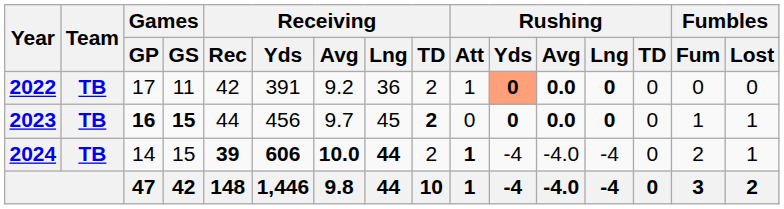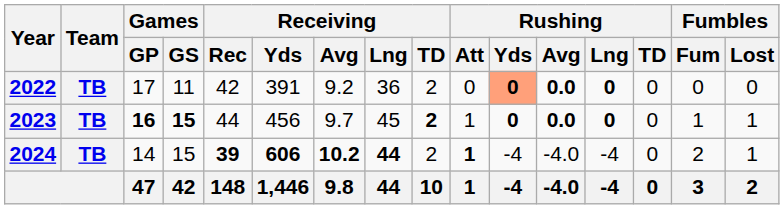(469, 87) 1 -> (469, 87) 0
(469, 120) 0 -> (469, 120) 1
(339, 154) 10.0 -> (339, 154) 10.2
